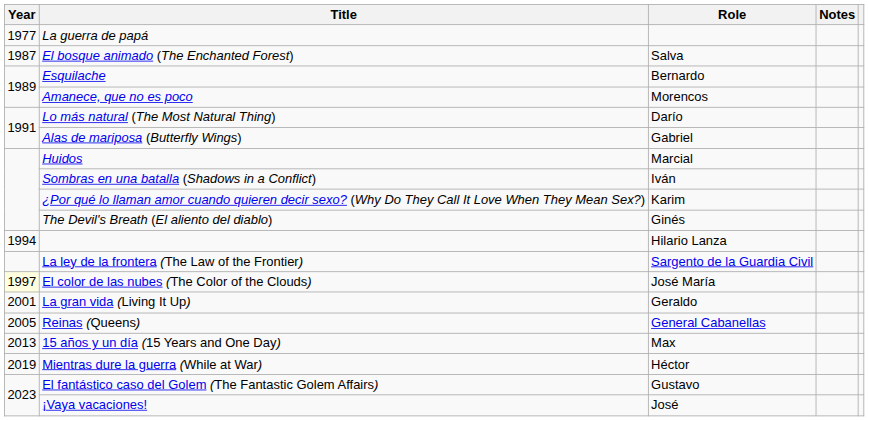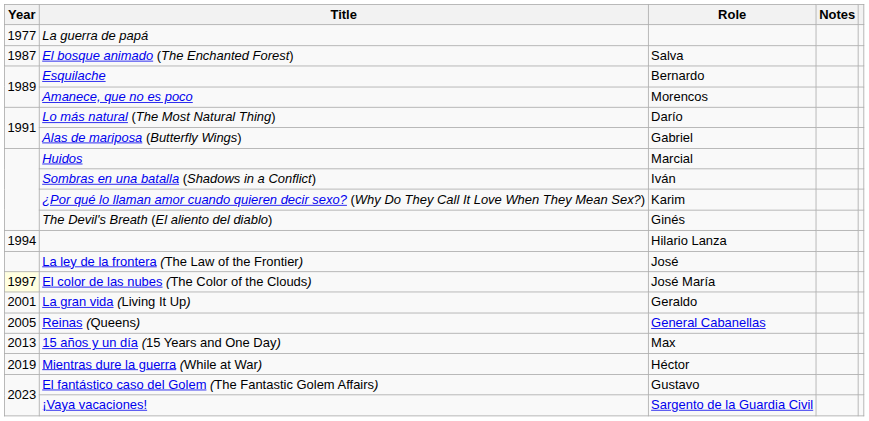(732, 261) Sargento de la Guardia Civil -> (665, 261) José
(665, 405) José -> (732, 405) Sargento de la Guardia Civil
